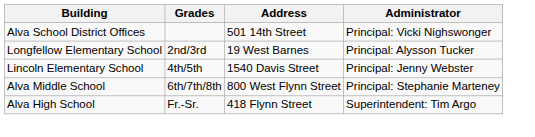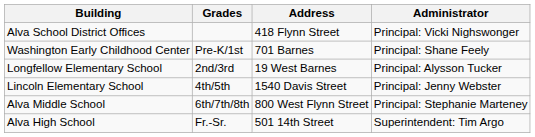(266, 31) 501 14th Street -> (297, 31) 418 Flynn Street
+ row: (98, 50)
(269, 104) 418 Flynn Street -> (294, 123) 501 14th Street
